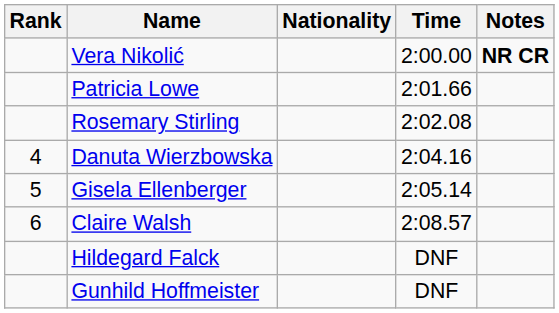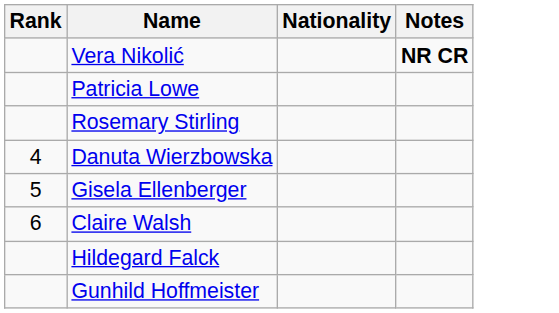- column: (436, 21)
